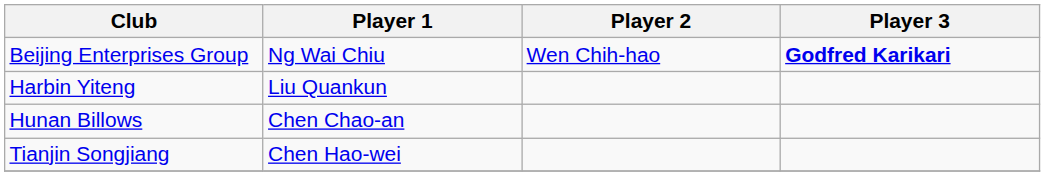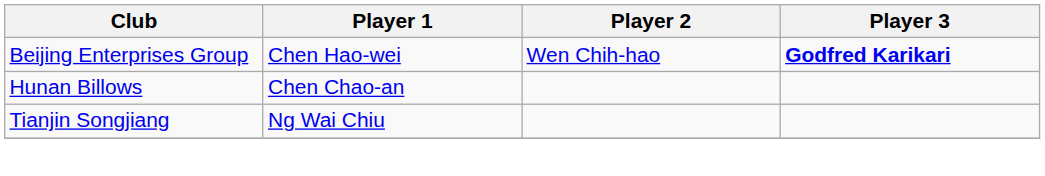(326, 54) Ng Wai Chiu -> (334, 54) Chen Hao-wei
- row: (72, 87)
(334, 154) Chen Hao-wei -> (326, 120) Ng Wai Chiu
